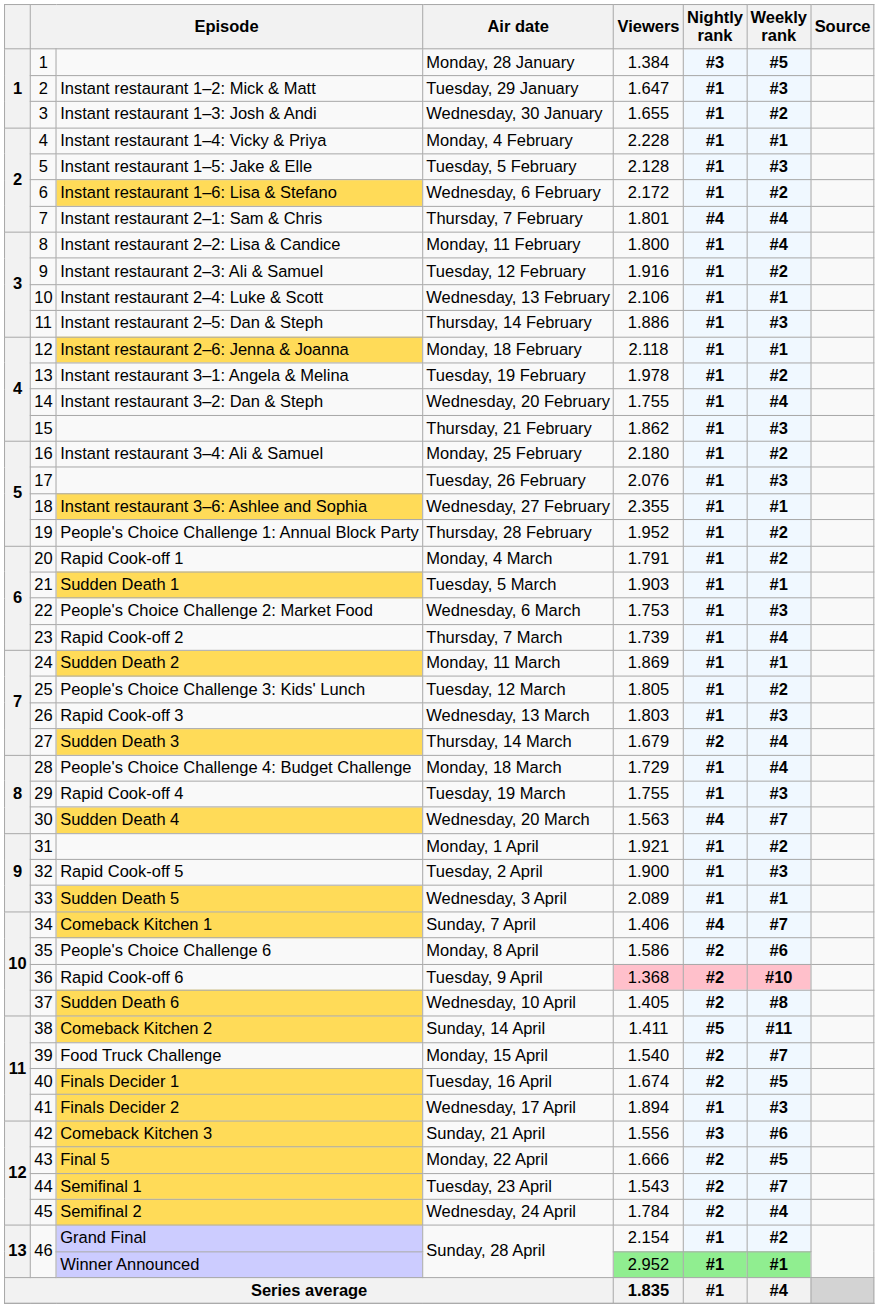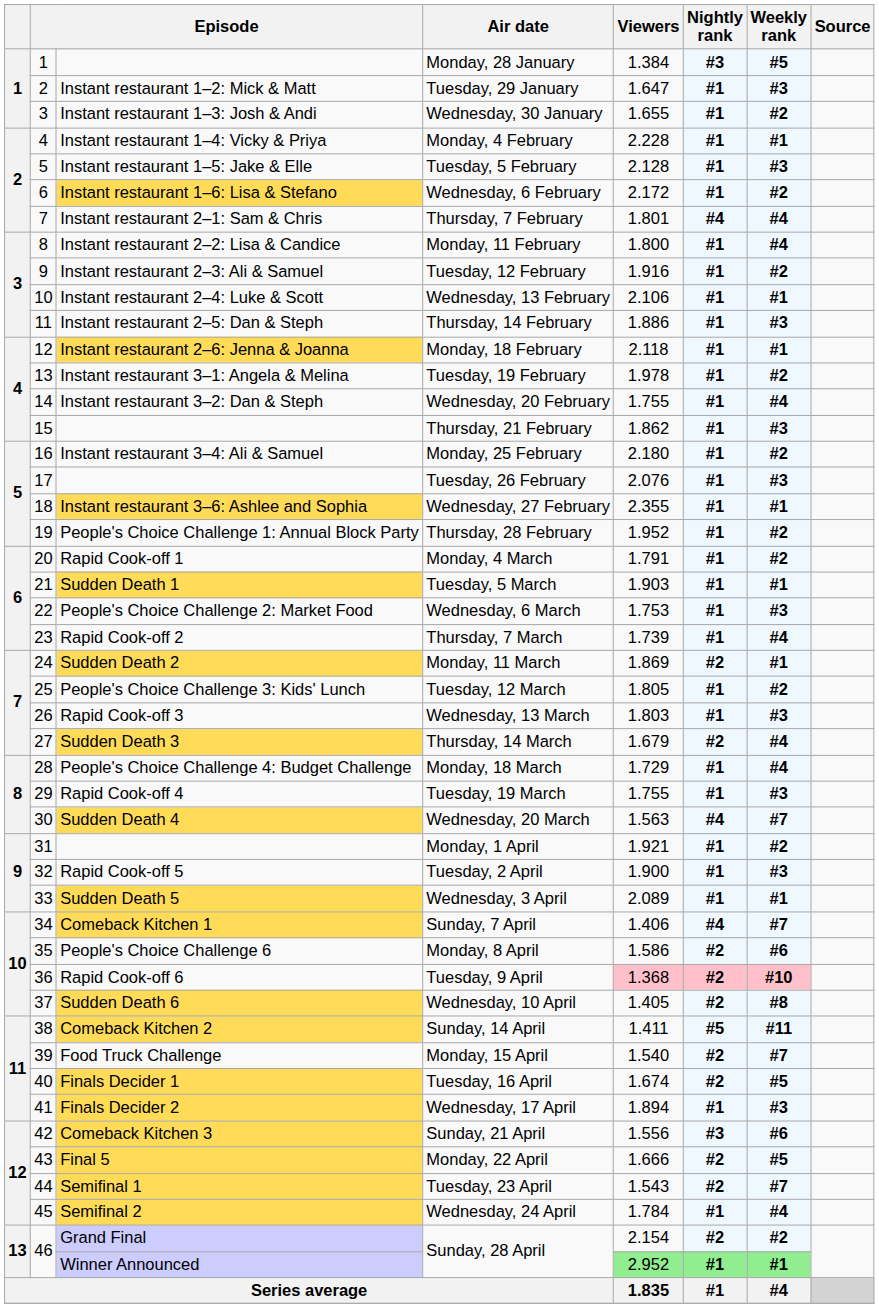(715, 663) #1 -> (715, 663) #2
(715, 1212) #2 -> (715, 1212) #1
(715, 1238) #1 -> (715, 1238) #2
